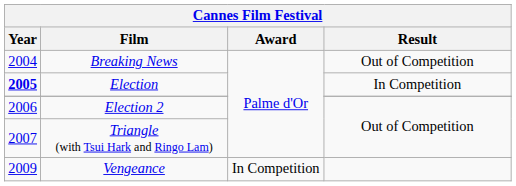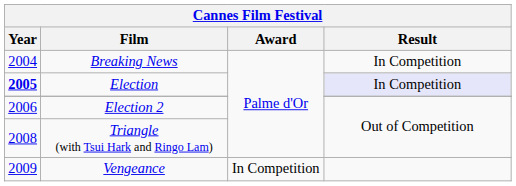(417, 61) Out of Competition -> (417, 61) In Competition
(417, 84) no background -> (417, 84) lavender background
(23, 138) 2007 -> (23, 138) 2008
